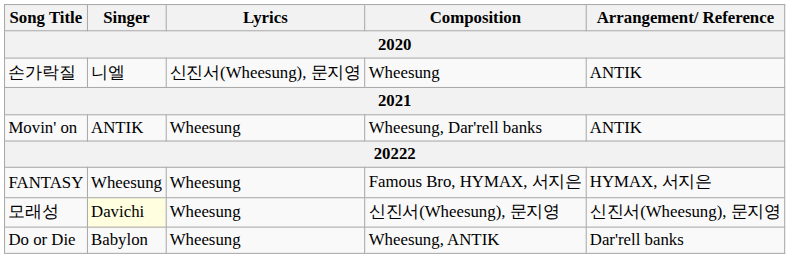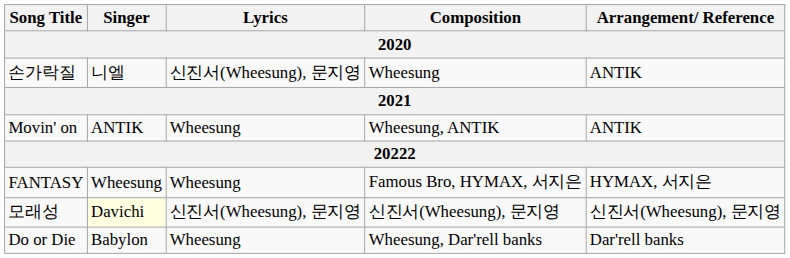(455, 127) Wheesung, Dar'rell banks -> (434, 127) Wheesung, ANTIK
(205, 212) Wheesung -> (265, 211) 신진서(Wheesung), 문지영
(434, 240) Wheesung, ANTIK -> (455, 240) Wheesung, Dar'rell banks
